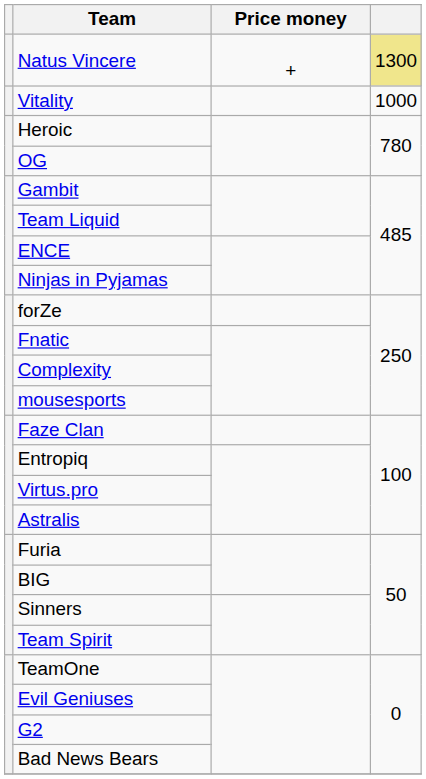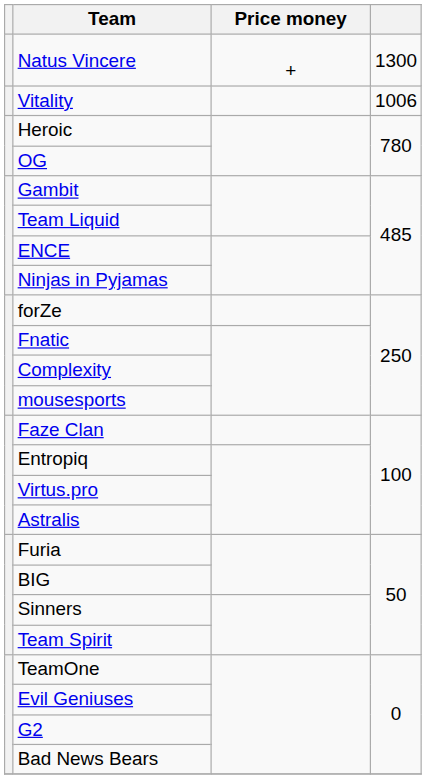(396, 60) khaki background -> (396, 60) no background
(396, 100) 1000 -> (396, 100) 1006
